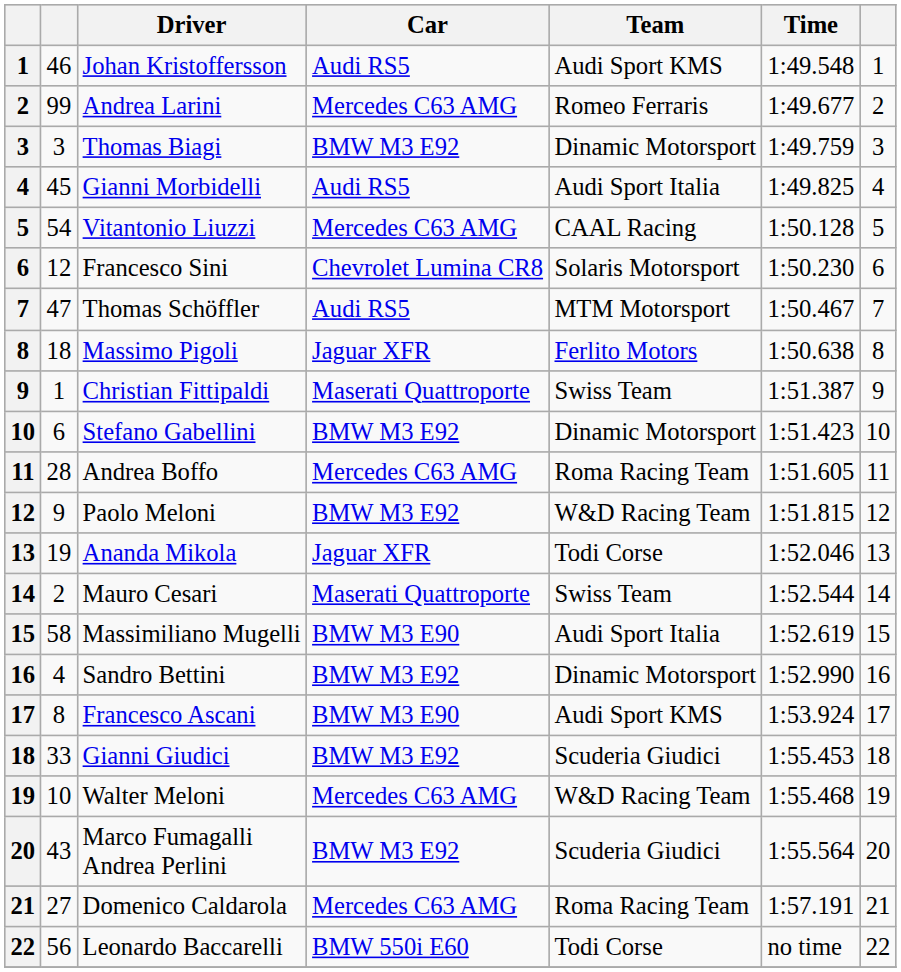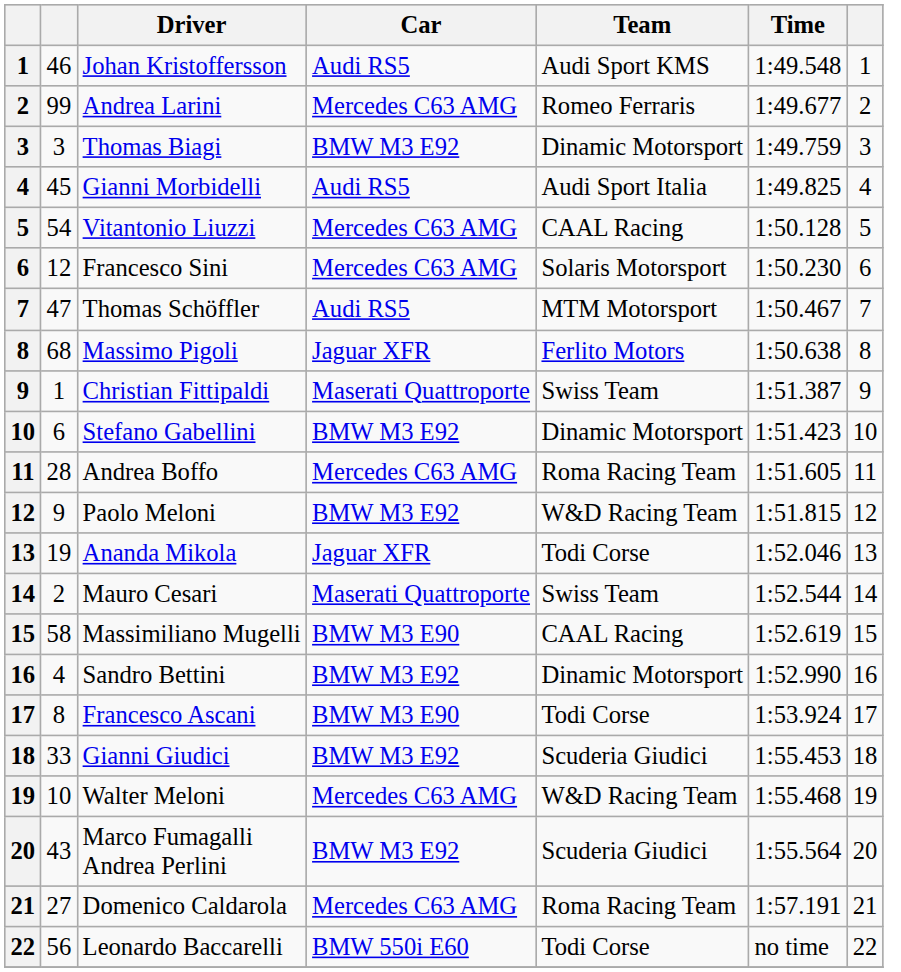(428, 268) Chevrolet Lumina CR8 -> (415, 268) Mercedes C63 AMG
(59, 349) 18 -> (59, 349) 68
(637, 634) Audi Sport Italia -> (612, 634) CAAL Racing
(639, 715) Audi Sport KMS -> (596, 715) Todi Corse
